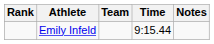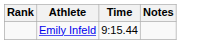- column: (115, 13)
